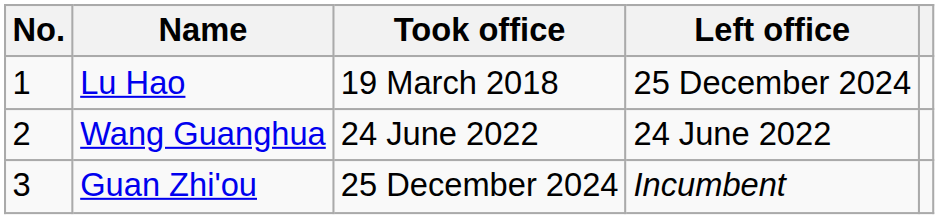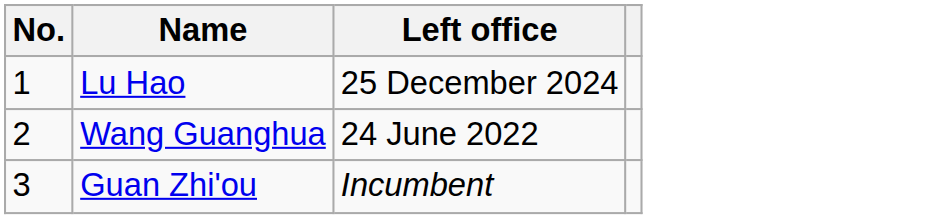- column: (480, 30)
